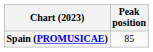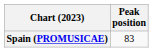(129, 39) 85 -> (129, 39) 83
